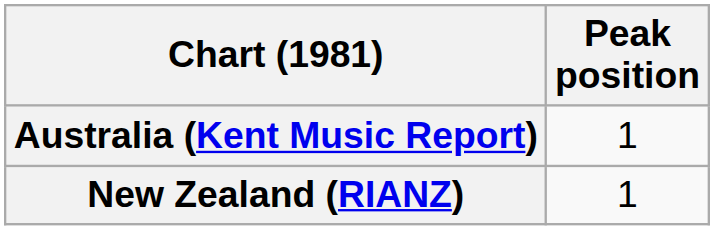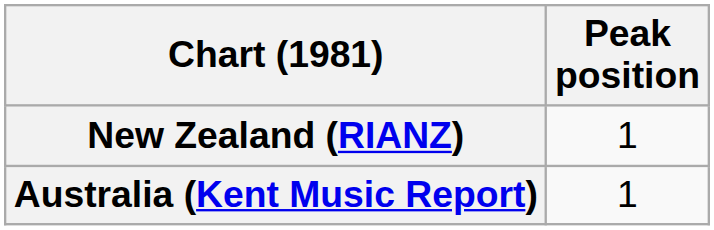rows swapped: (276, 135) <-> (276, 194)
